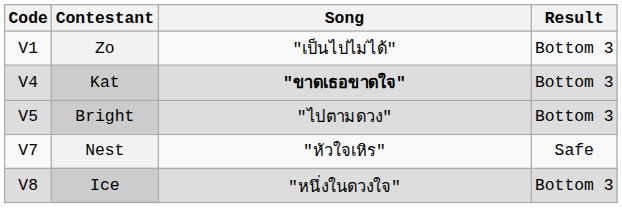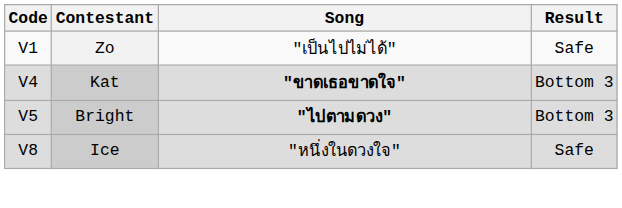(574, 48) Bottom 3 -> (574, 48) Safe
(344, 118) normal -> (344, 118) bold
- row: (105, 151)
(574, 185) Bottom 3 -> (574, 151) Safe
